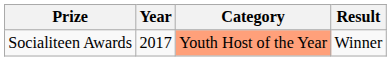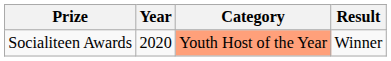(156, 42) 2017 -> (156, 42) 2020
